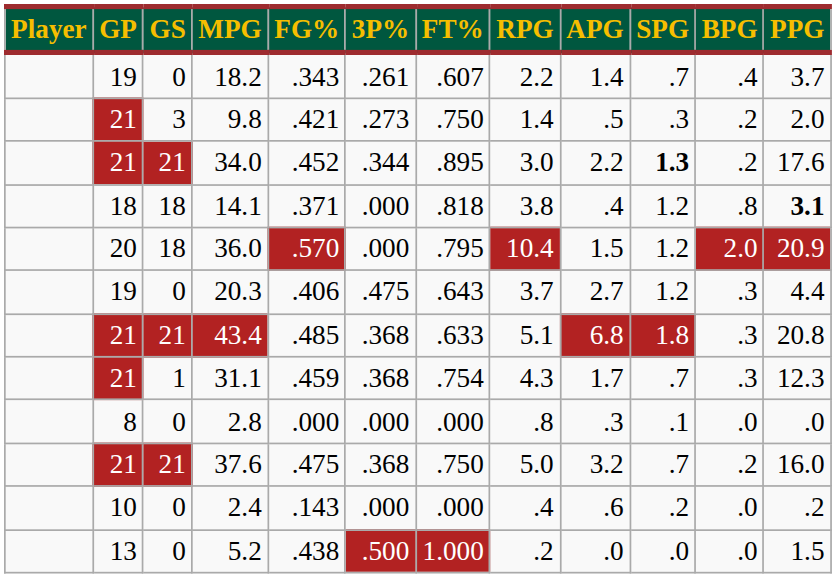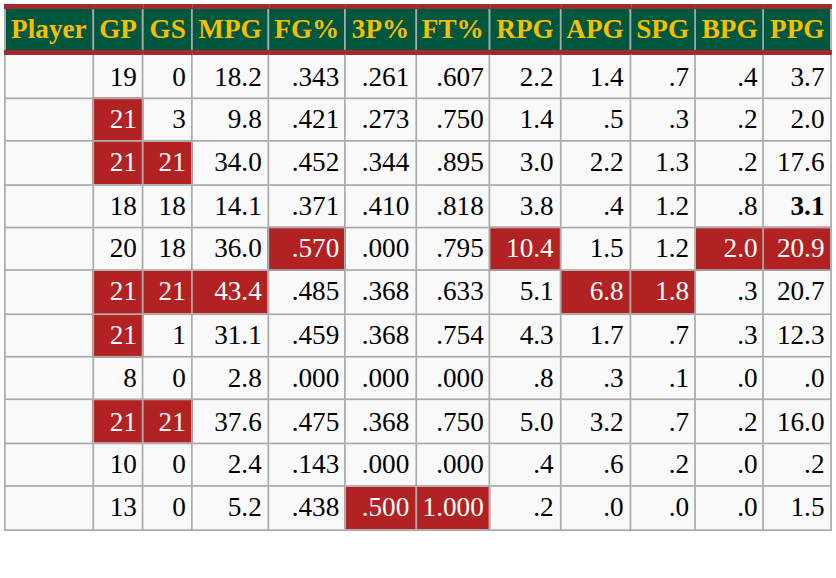(672, 162) bold -> (672, 162) normal
(385, 205) .000 -> (385, 205) .410
- row: (238, 291)
(801, 334) 20.8 -> (801, 291) 20.7
